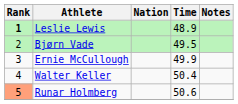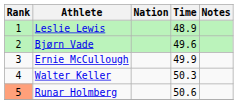(18, 28) bold -> (18, 28) normal
(185, 44) 49.5 -> (185, 44) 49.6
(185, 76) 50.4 -> (185, 76) 50.3
